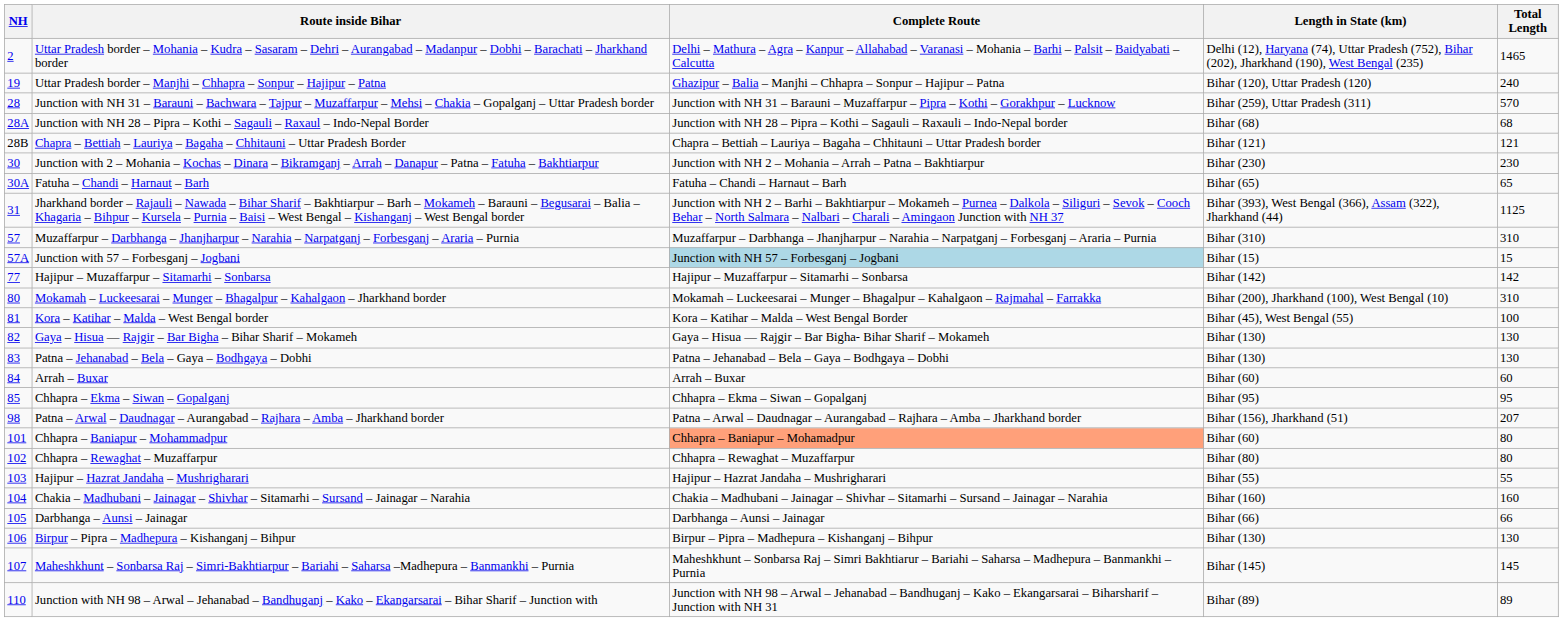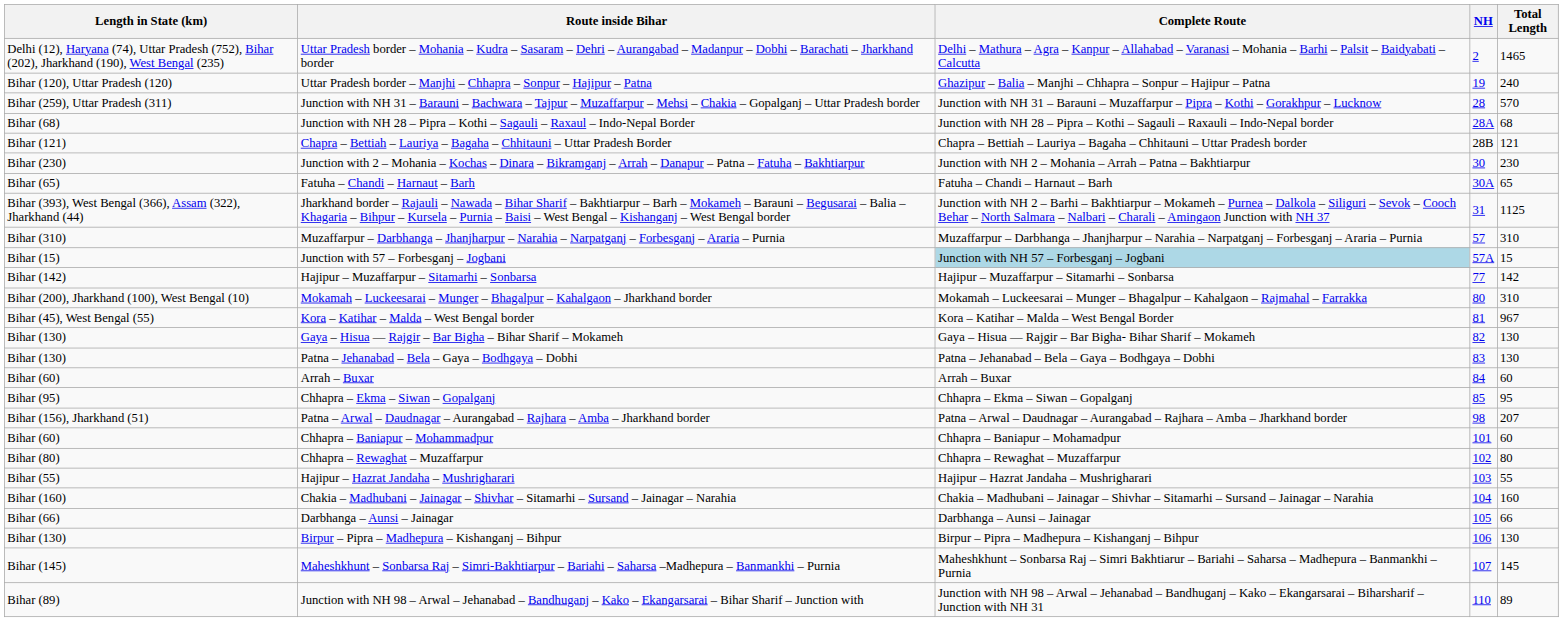columns swapped: (18, 21) <-> (1350, 21)
(1510, 317) 100 -> (1510, 317) 967
(764, 438) lightsalmon background -> (1029, 438) no background
(1506, 438) 80 -> (1506, 438) 60
